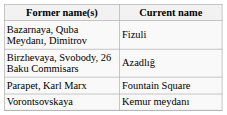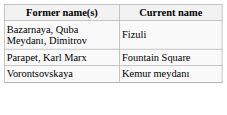- row: (59, 63)
